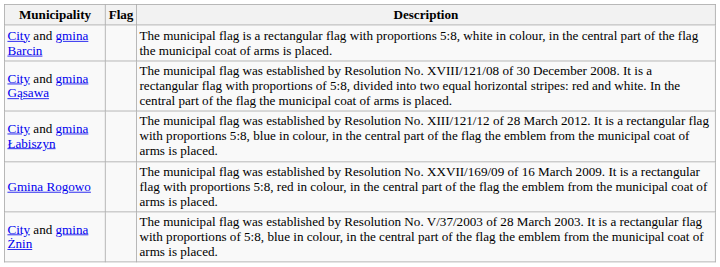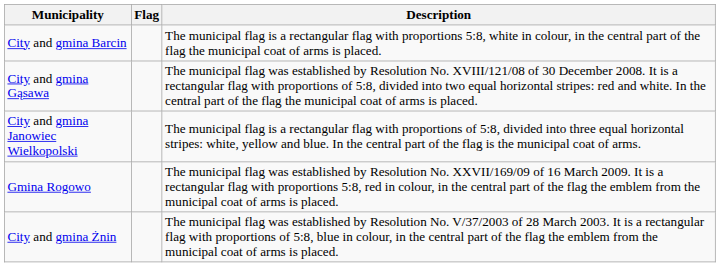+ row: (48, 136)
- row: (48, 136)
